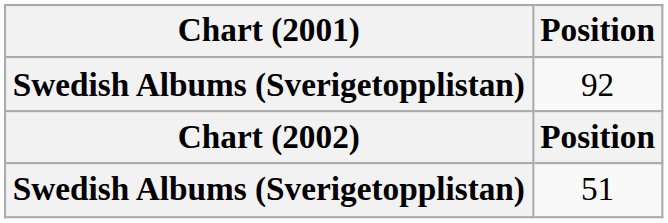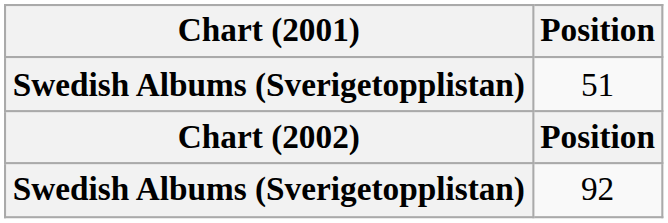rows swapped: (598, 189) <-> (598, 83)
